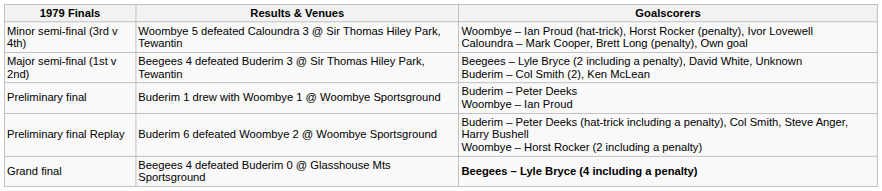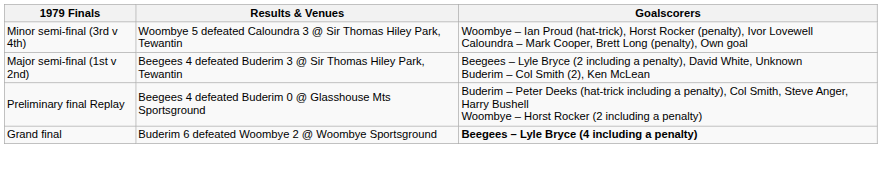- row: (47, 98)
(288, 134) Buderim 6 defeated Woombye 2 @ Woombye Sportsground -> (264, 104) Beegees 4 defeated Buderim 0 @ Glasshouse Mts Sportsground
(264, 171) Beegees 4 defeated Buderim 0 @ Glasshouse Mts Sportsground -> (288, 134) Buderim 6 defeated Woombye 2 @ Woombye Sportsground
